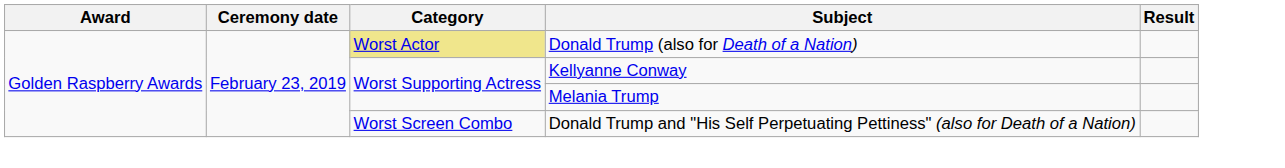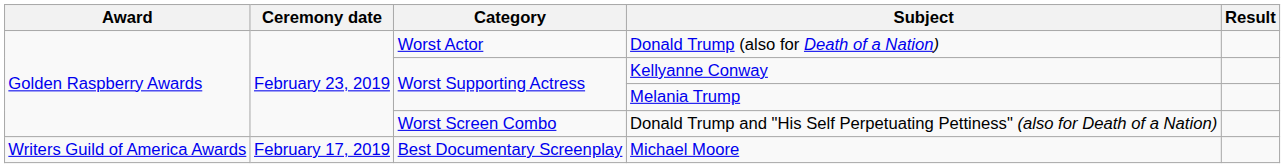(396, 44) khaki background -> (440, 44) no background
+ row: (685, 149)
